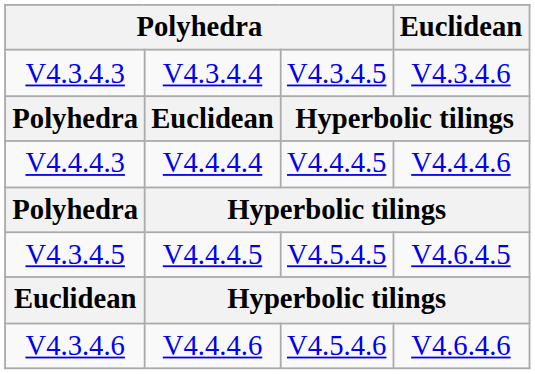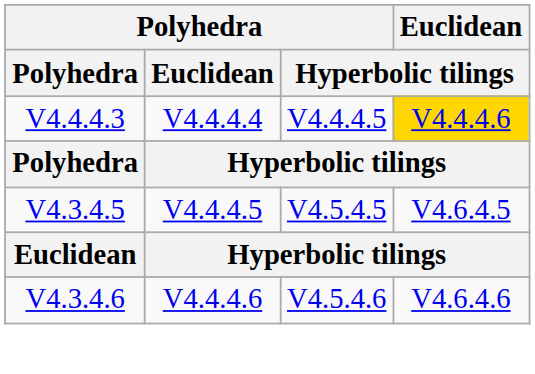- row: (75, 72)
(461, 163) no background -> (461, 118) gold background
